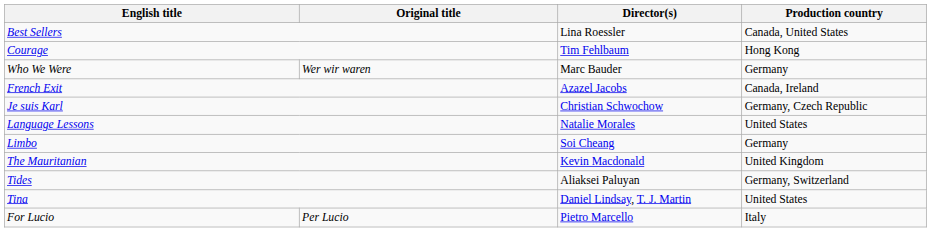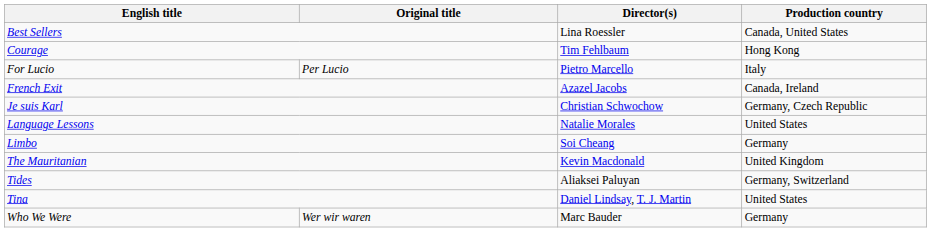rows swapped: (31, 217) <-> (39, 69)
